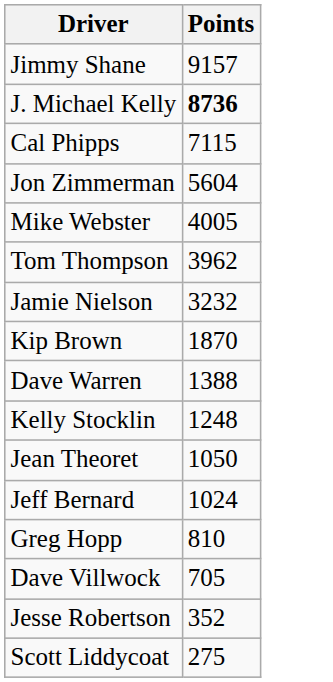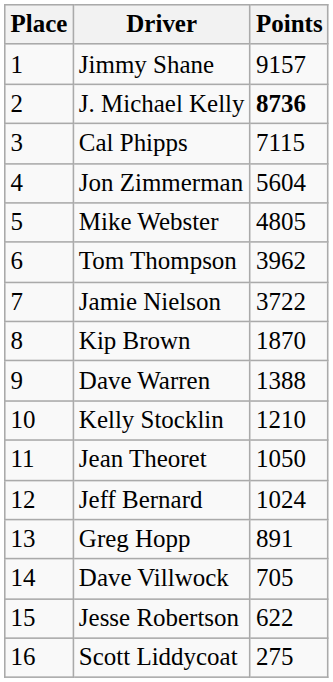+ column: (39, 24)
(213, 222) 4005 -> (281, 222) 4805
(213, 301) 3232 -> (281, 301) 3722
(213, 420) 1248 -> (281, 420) 1210
(206, 538) 810 -> (275, 538) 891
(206, 618) 352 -> (275, 618) 622
